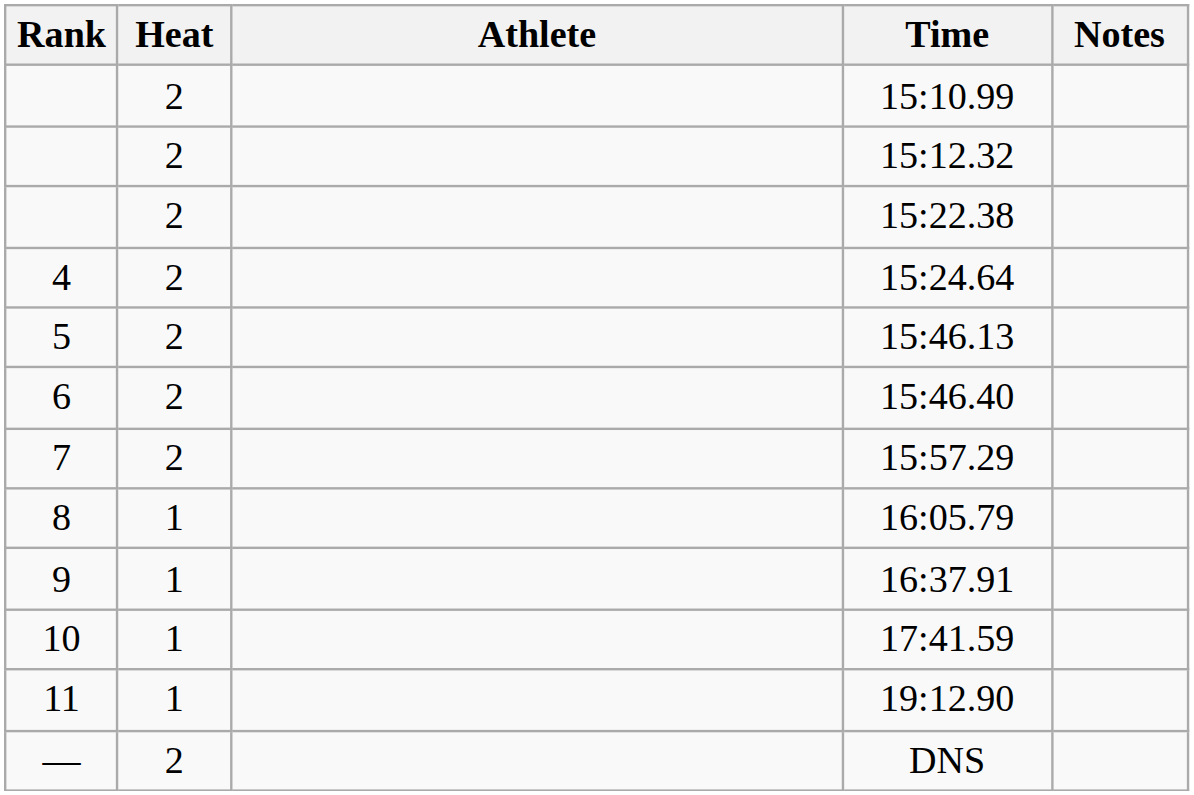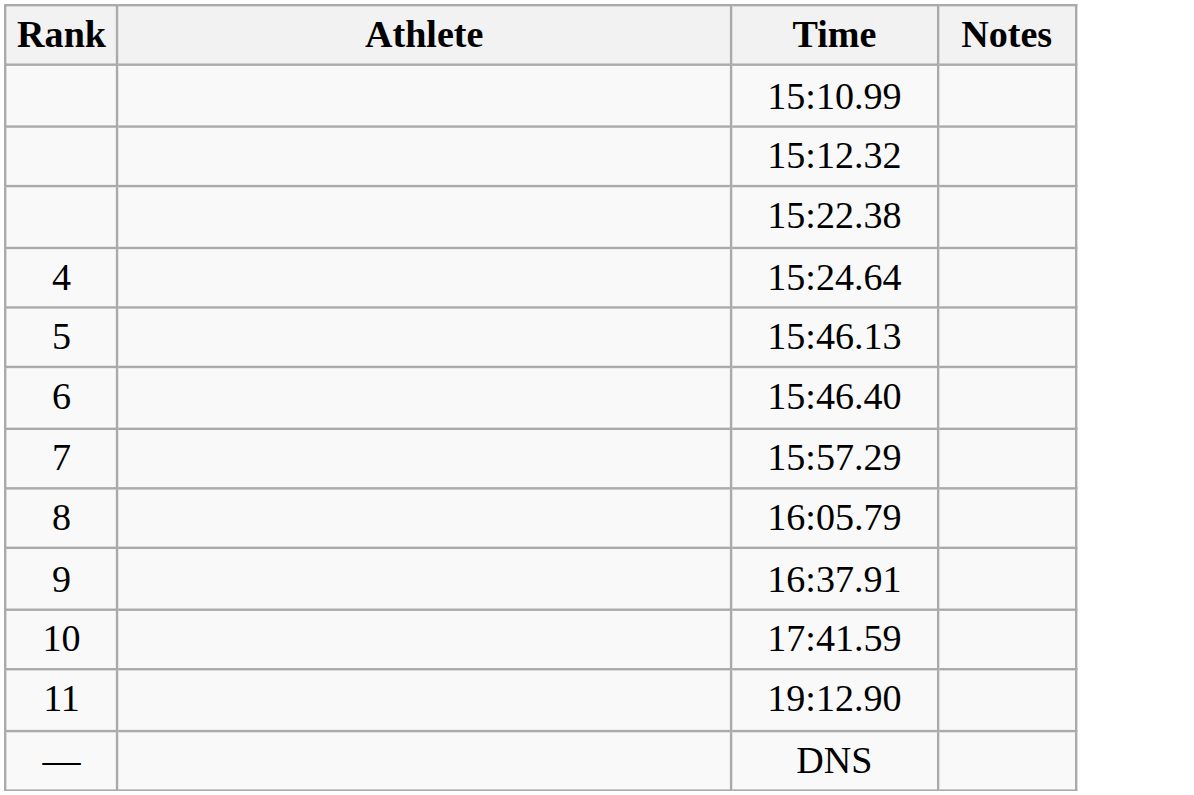- column: (174, 34)
